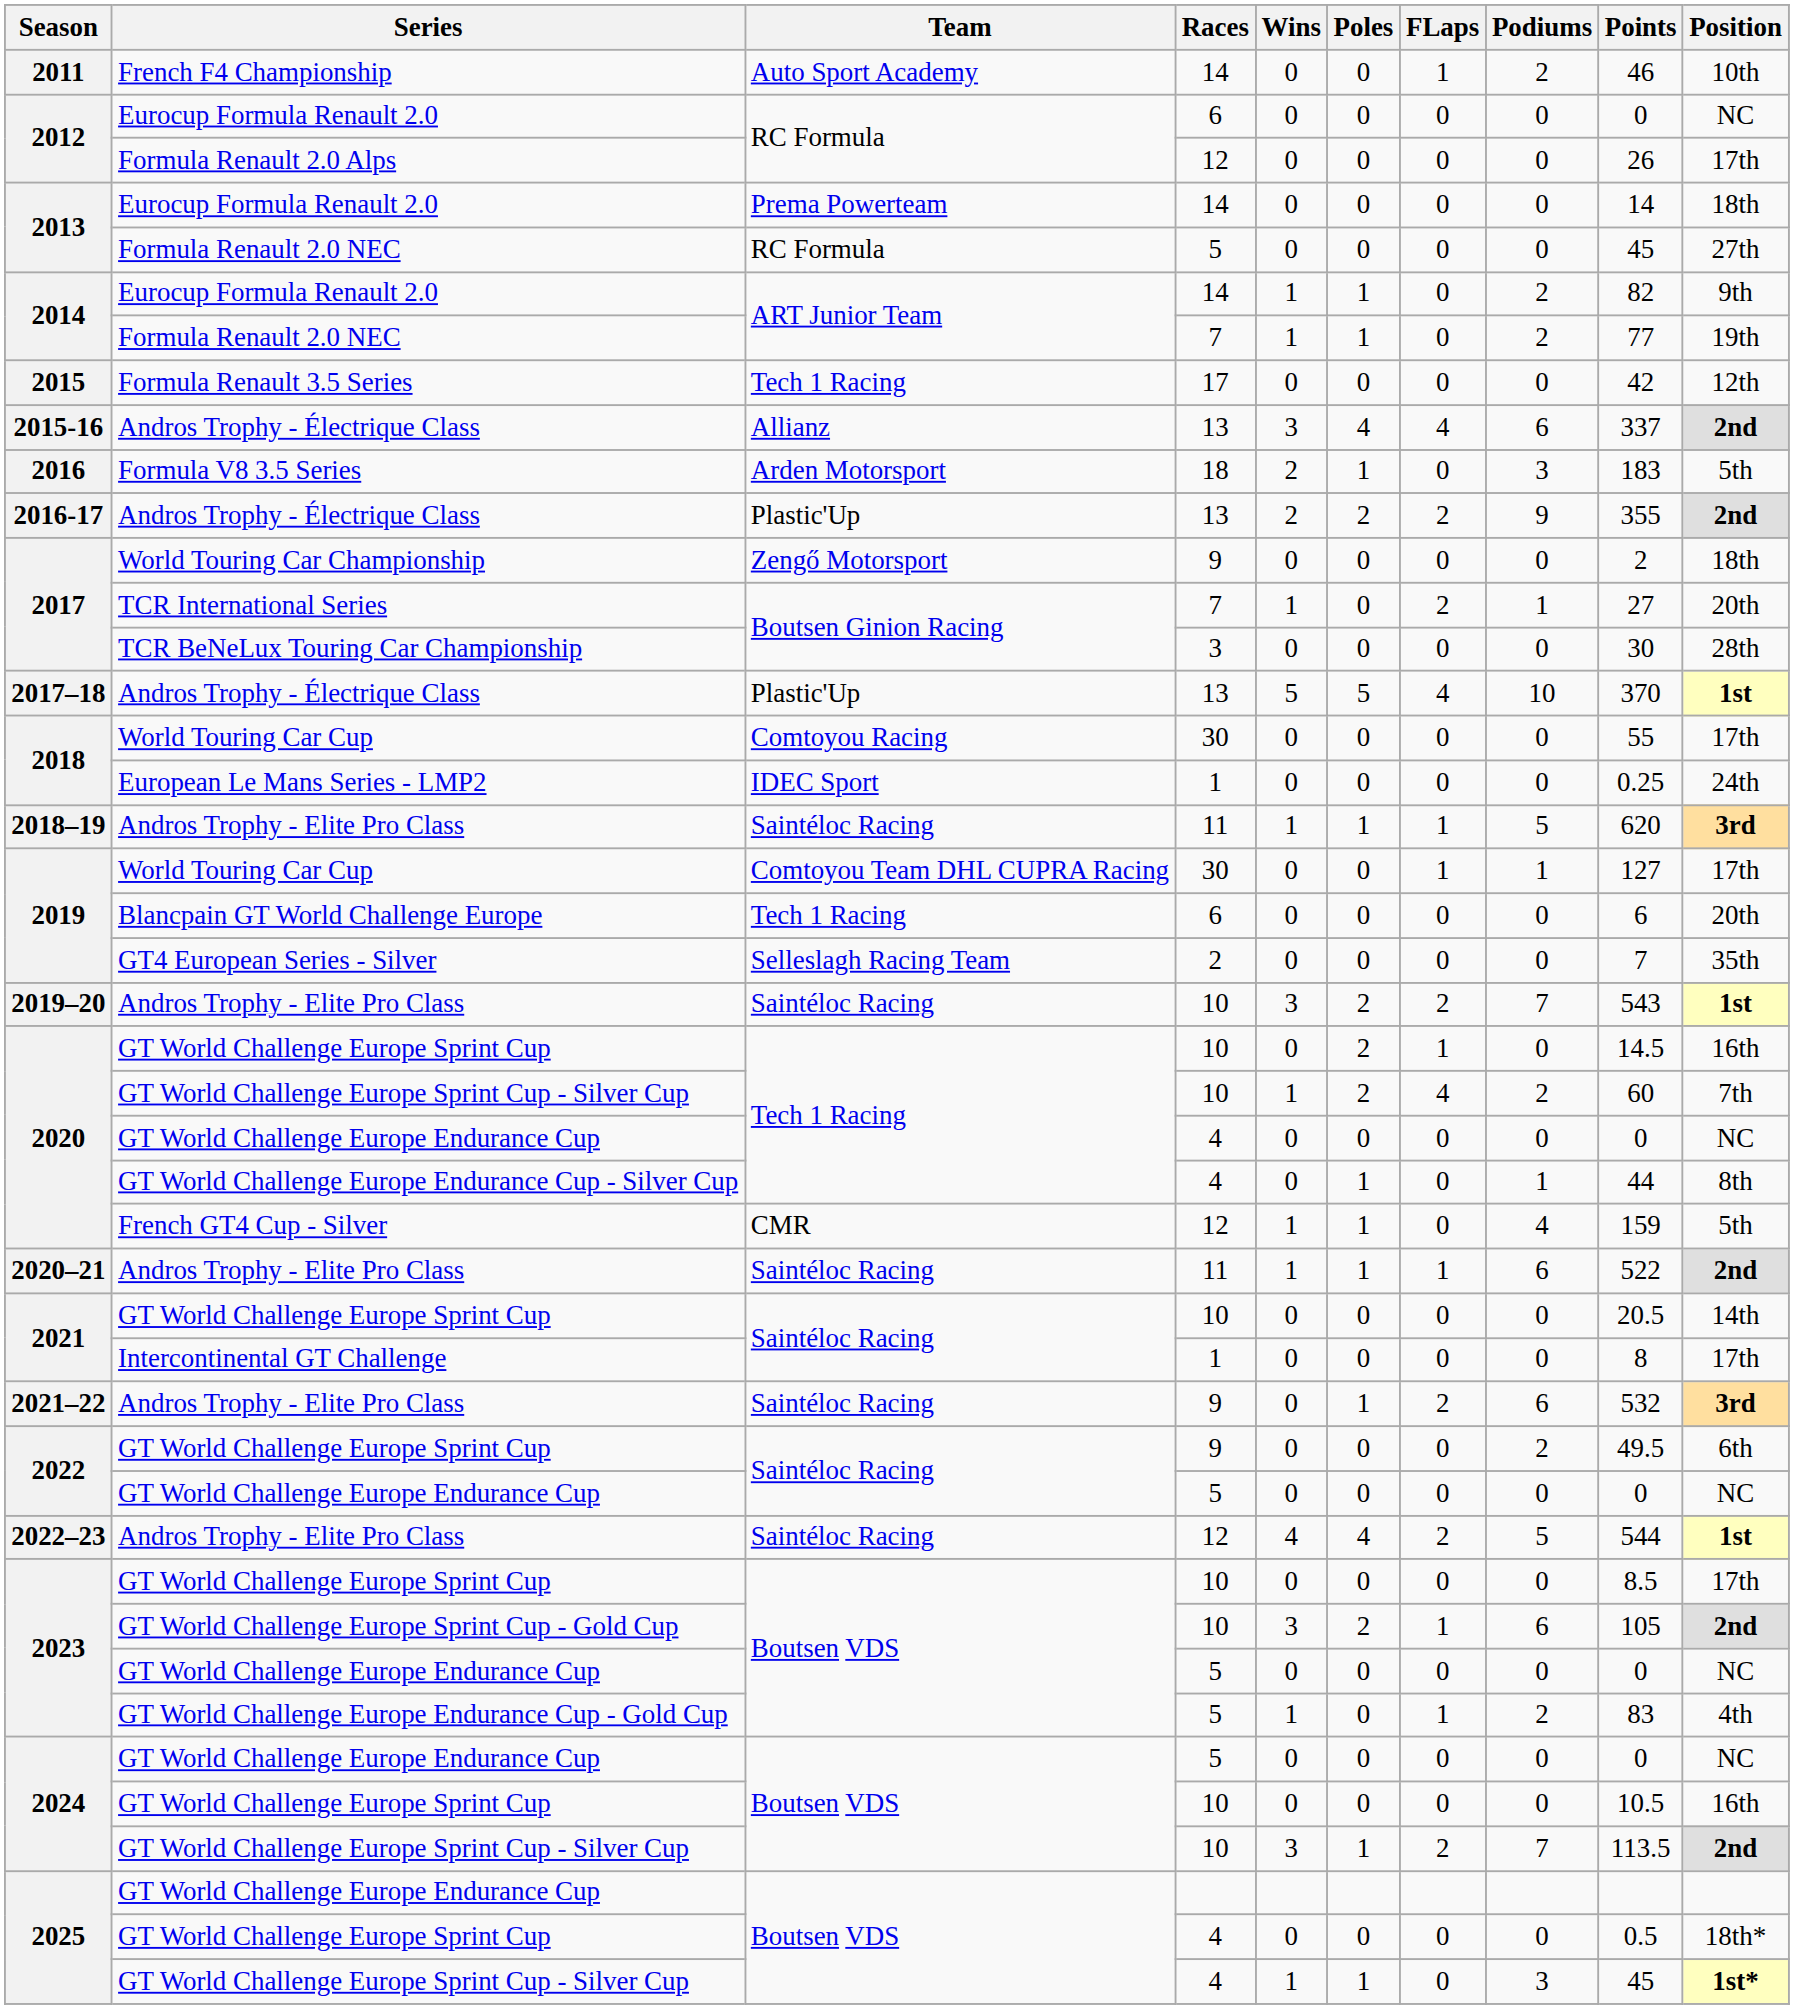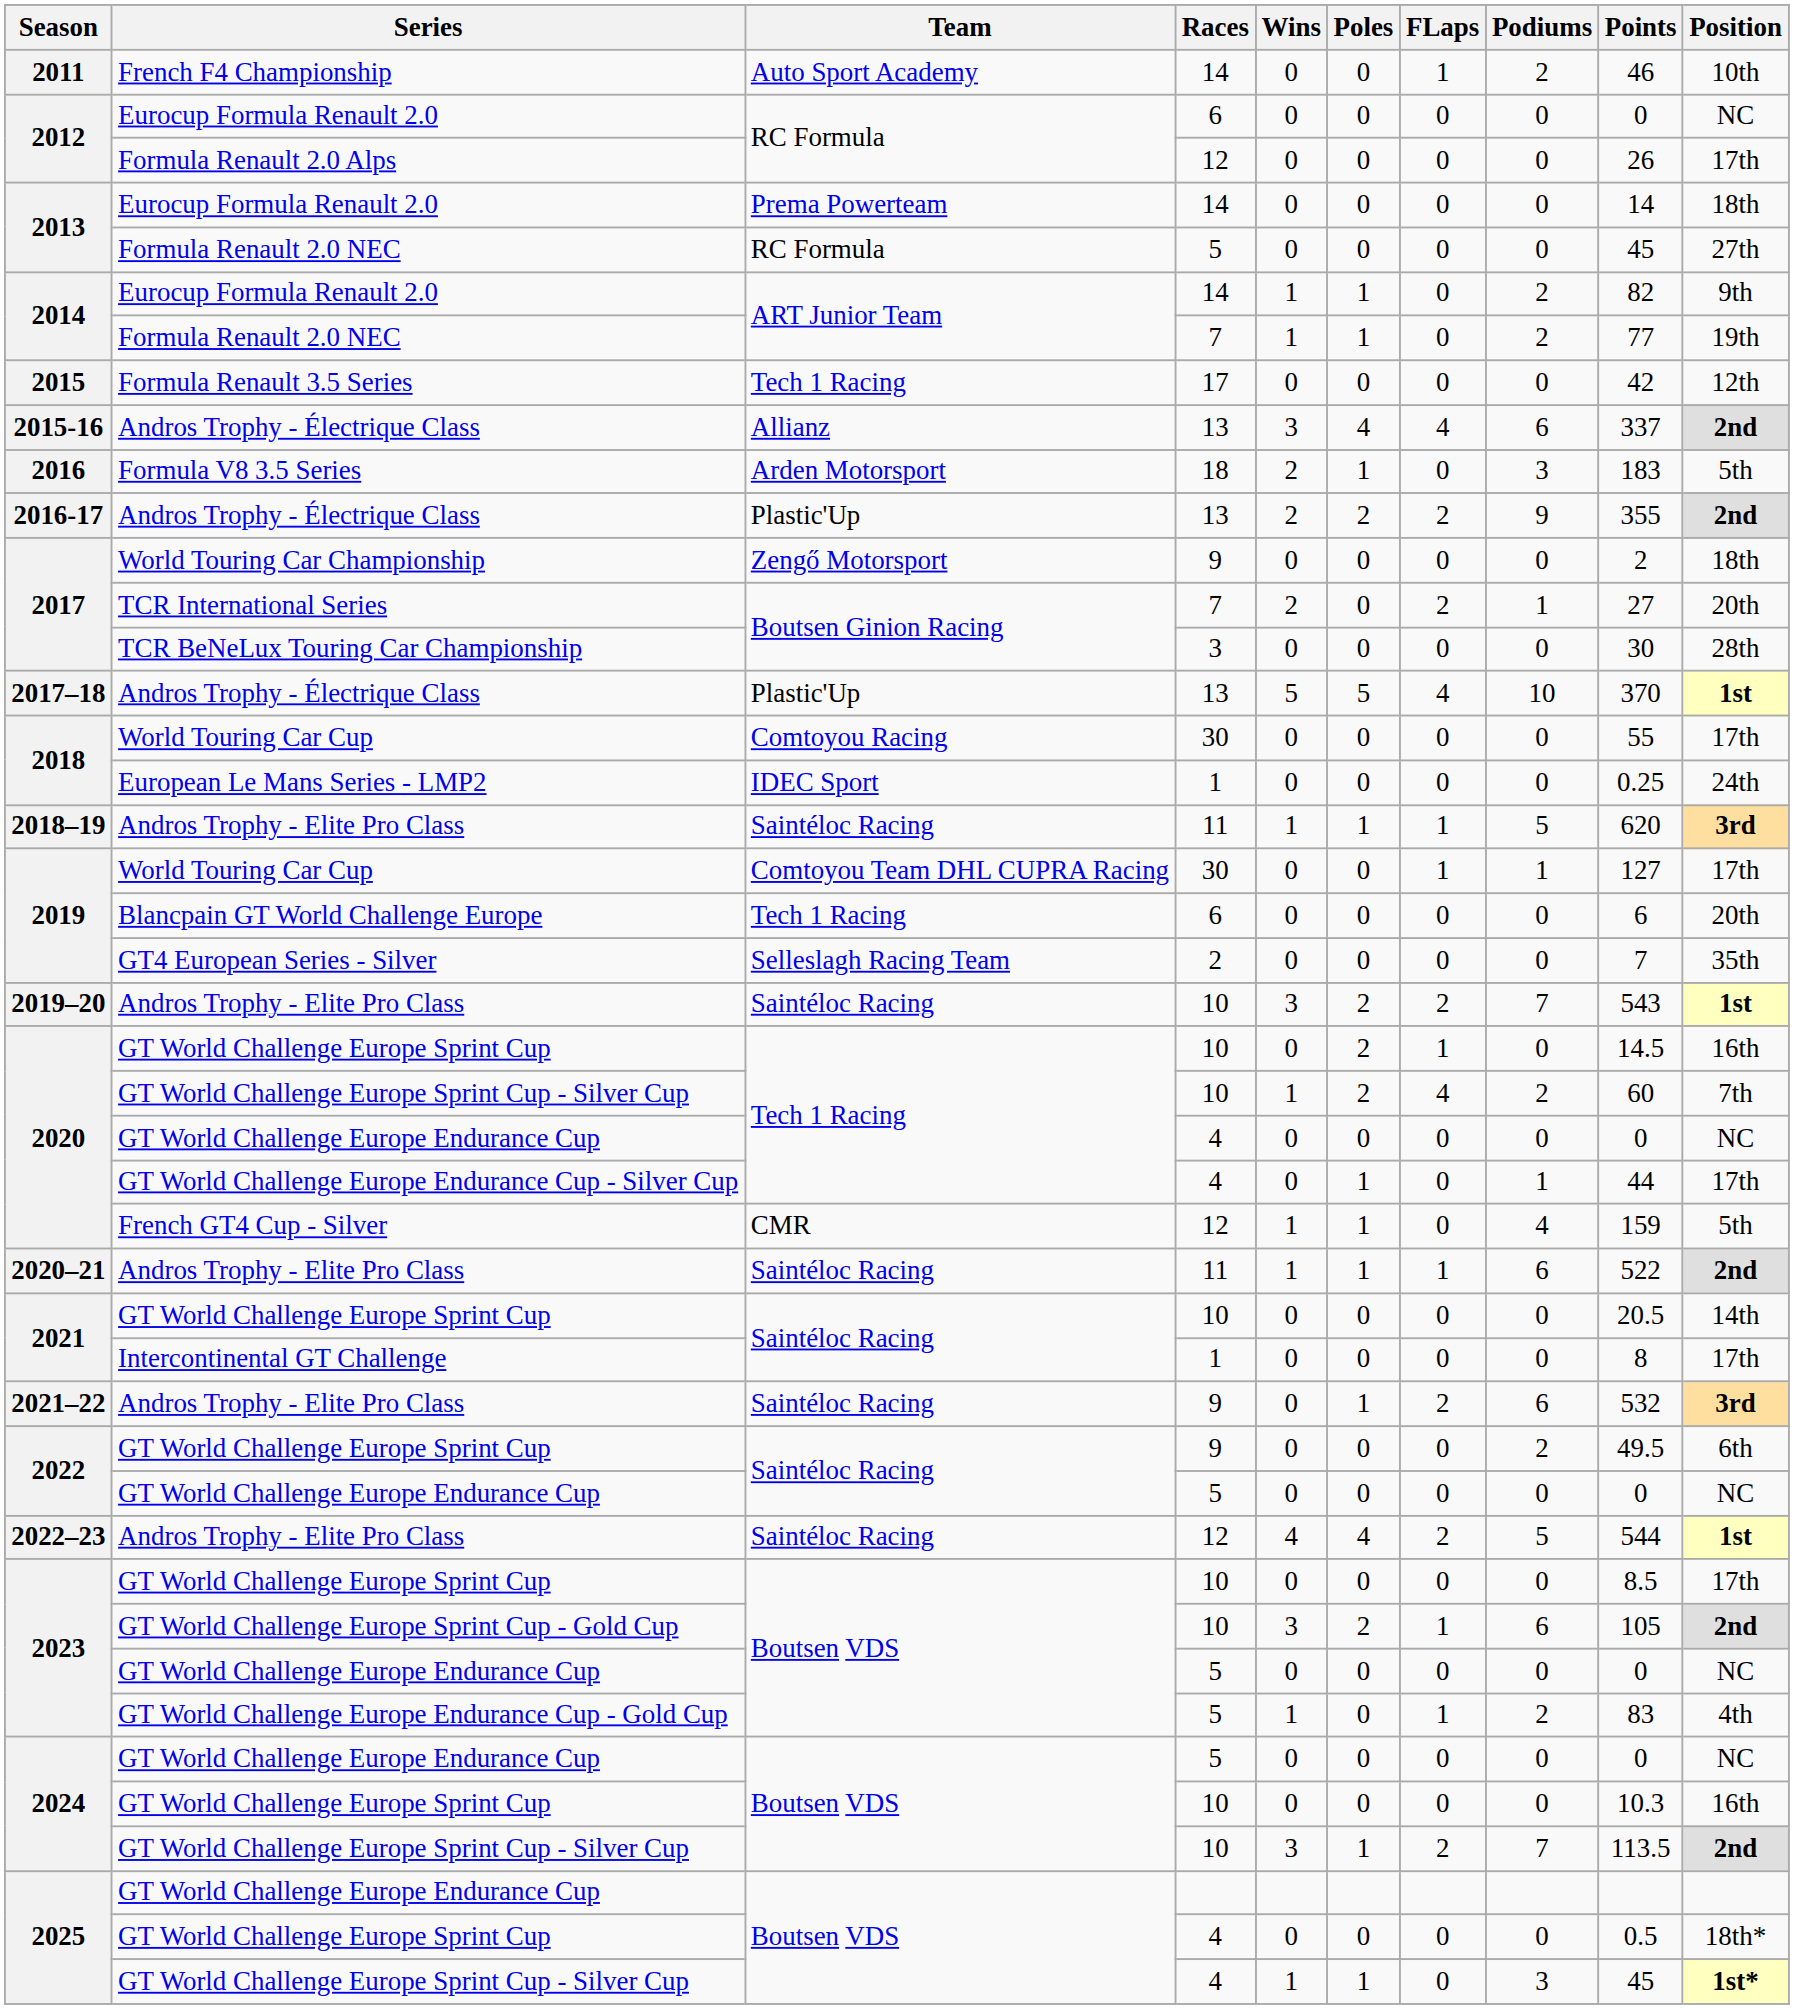(1291, 604) 1 -> (1291, 604) 2
(1736, 1181) 8th -> (1736, 1181) 17th
(1641, 1803) 10.5 -> (1641, 1803) 10.3
